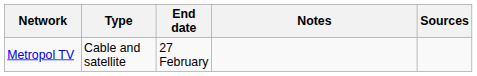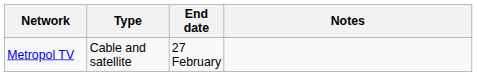- column: (445, 21)
